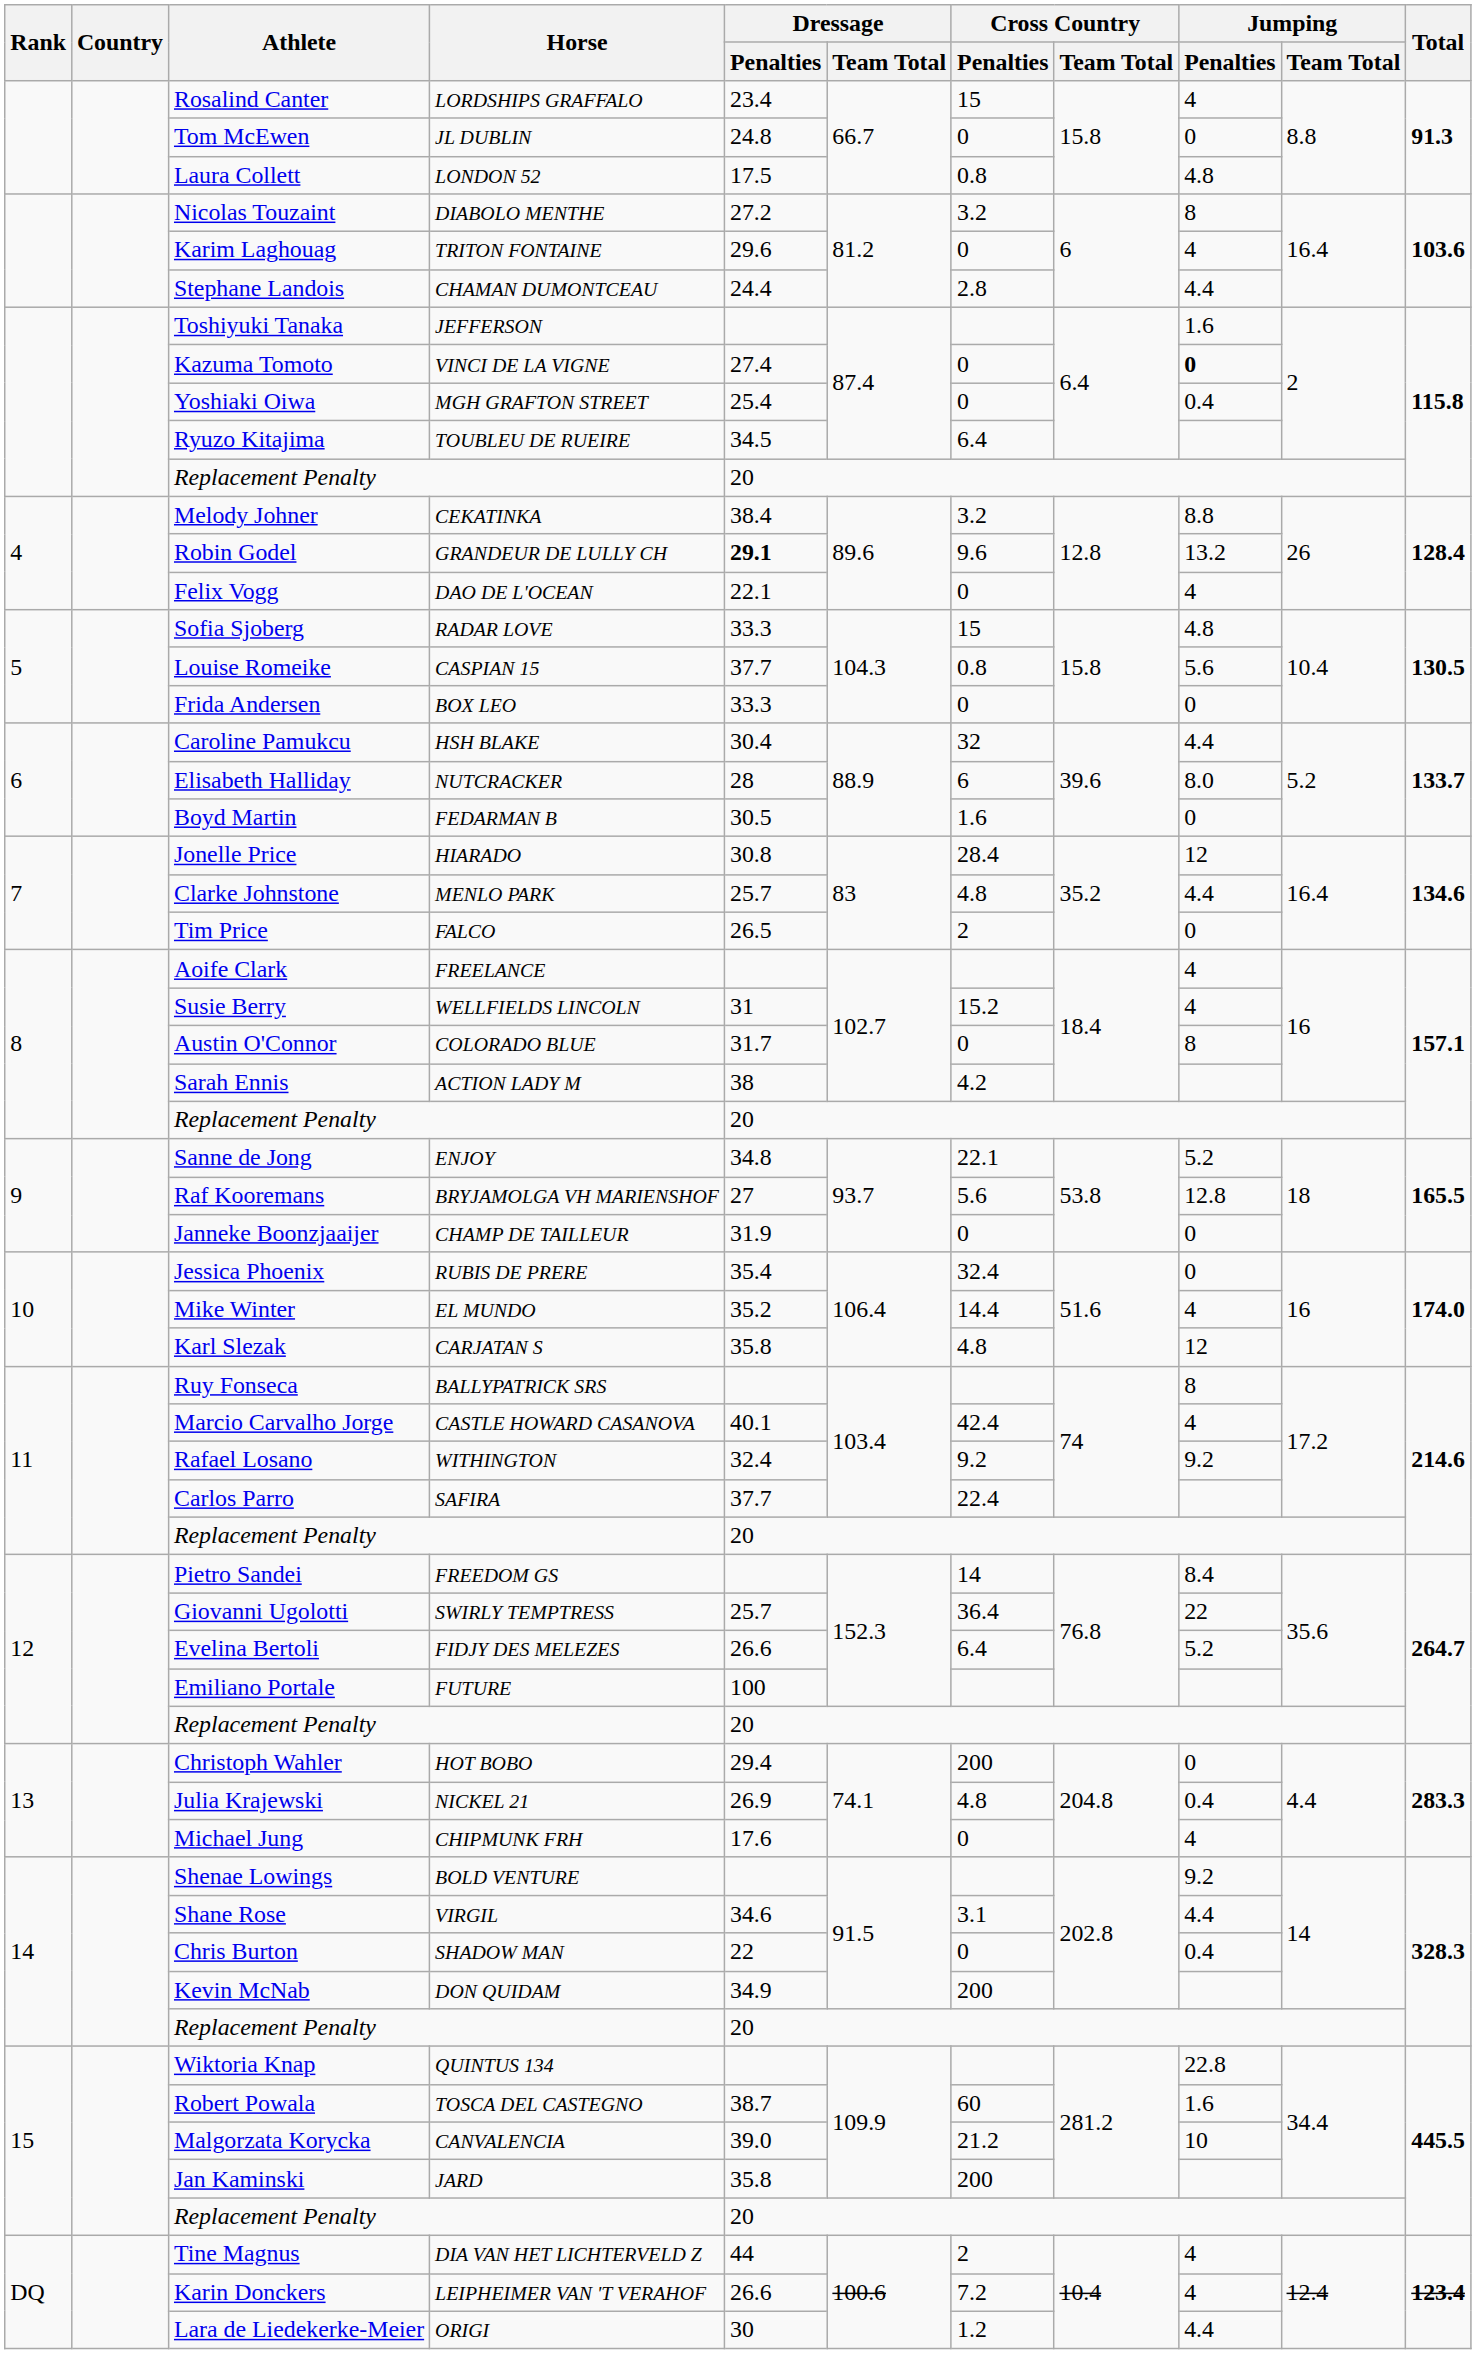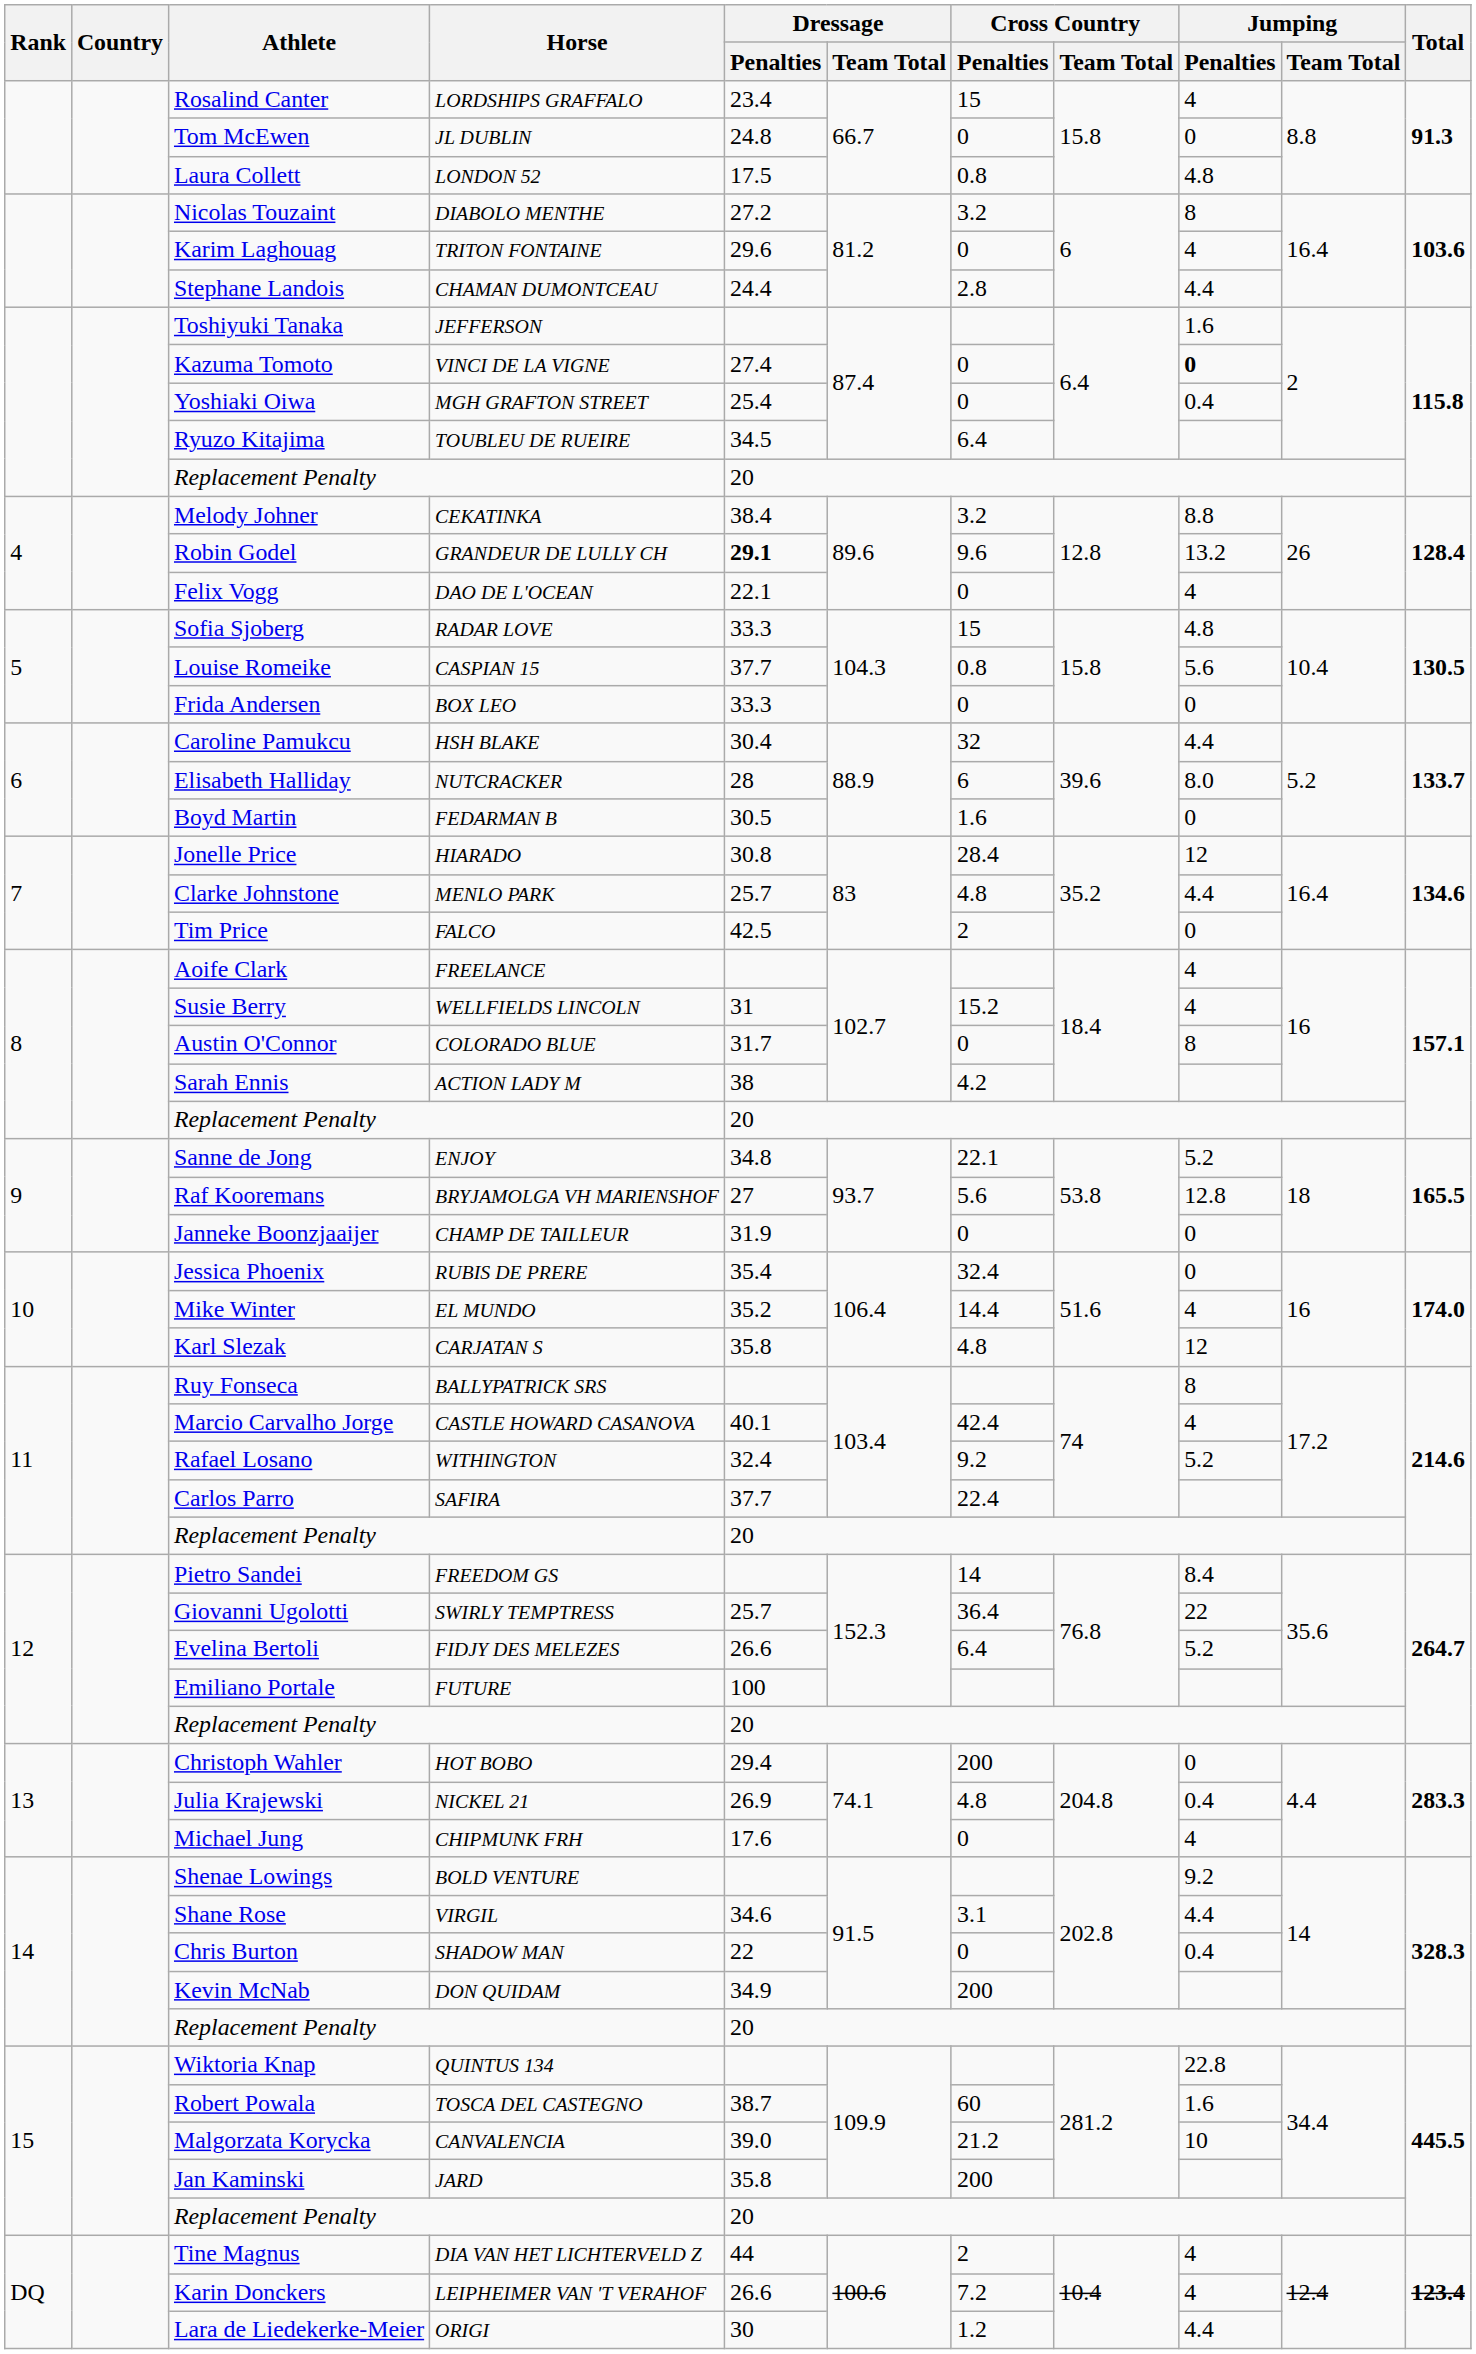(751, 930) 26.5 -> (751, 930) 42.5
(1199, 1460) 9.2 -> (1199, 1460) 5.2
